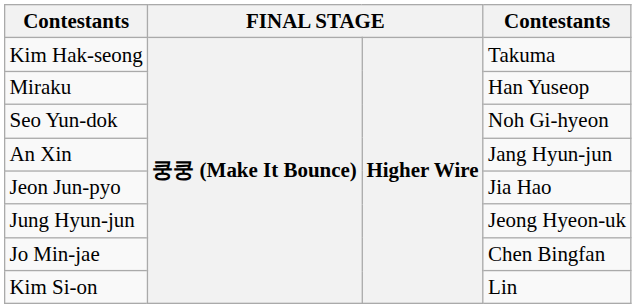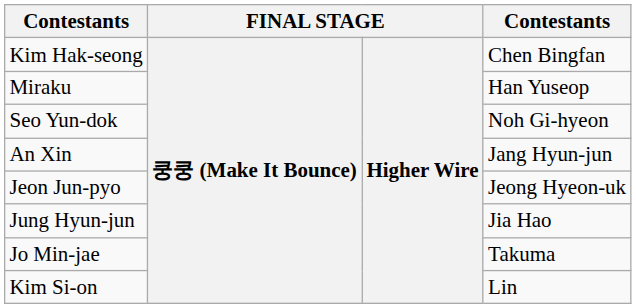(522, 54) Takuma -> (547, 54) Chen Bingfan
(520, 187) Jia Hao -> (557, 187) Jeong Hyeon-uk
(557, 220) Jeong Hyeon-uk -> (520, 220) Jia Hao
(547, 253) Chen Bingfan -> (522, 253) Takuma
